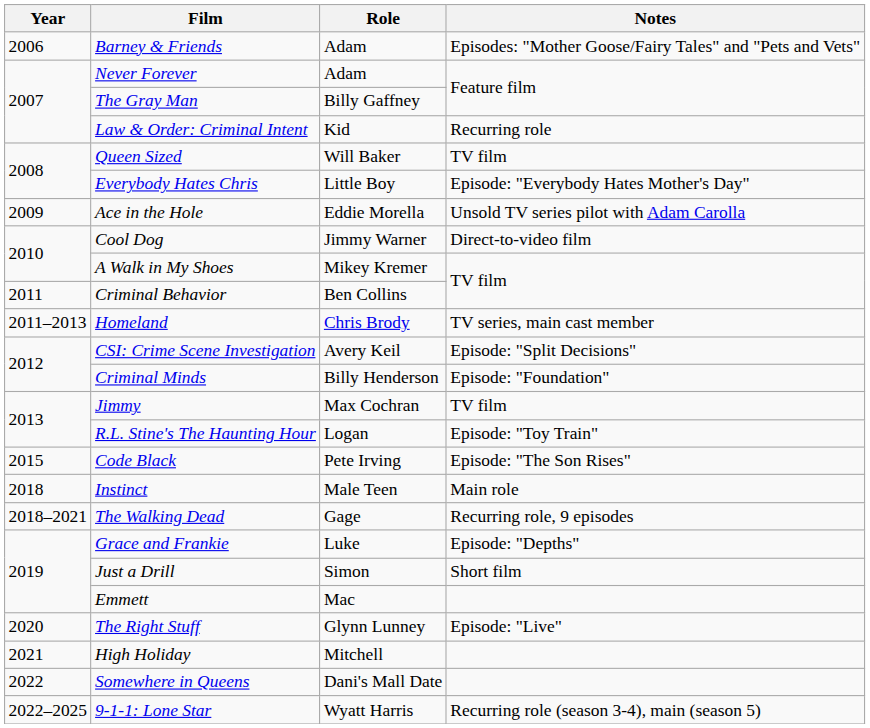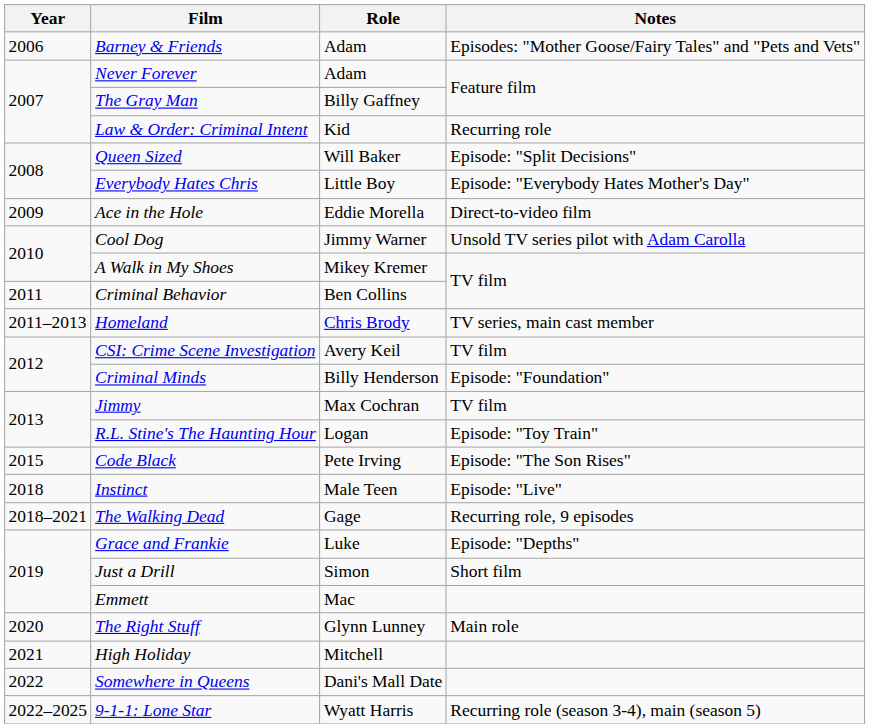(479, 156) TV film -> (543, 156) Episode: "Split Decisions"
(598, 211) Unsold TV series pilot with Adam Carolla -> (521, 211) Direct-to-video film
(521, 239) Direct-to-video film -> (598, 239) Unsold TV series pilot with Adam Carolla
(543, 350) Episode: "Split Decisions" -> (479, 350) TV film
(485, 488) Main role -> (506, 488) Episode: "Live"
(506, 626) Episode: "Live" -> (485, 626) Main role
